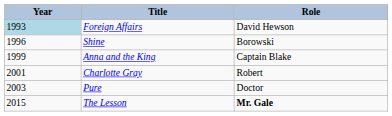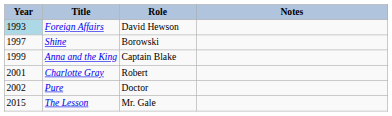+ column: (292, 12)
(16, 42) 1996 -> (16, 42) 1997
(16, 88) 2003 -> (16, 88) 2002
(255, 103) bold -> (139, 103) normal
